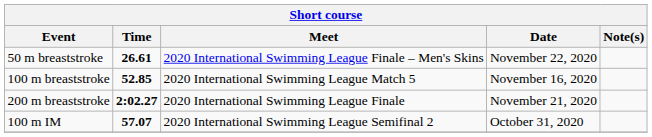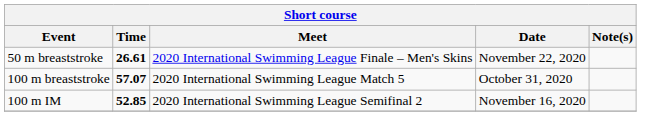(137, 79) 52.85 -> (131, 79) 57.07
(543, 79) November 16, 2020 -> (526, 79) October 31, 2020
- row: (59, 100)
(137, 121) 57.07 -> (131, 100) 52.85
(537, 121) October 31, 2020 -> (532, 100) November 16, 2020
